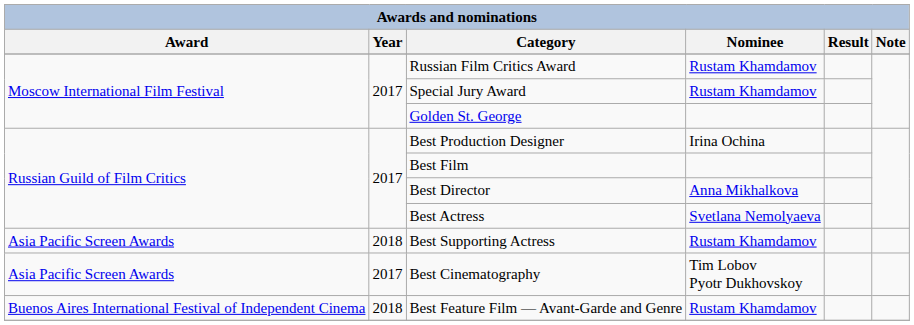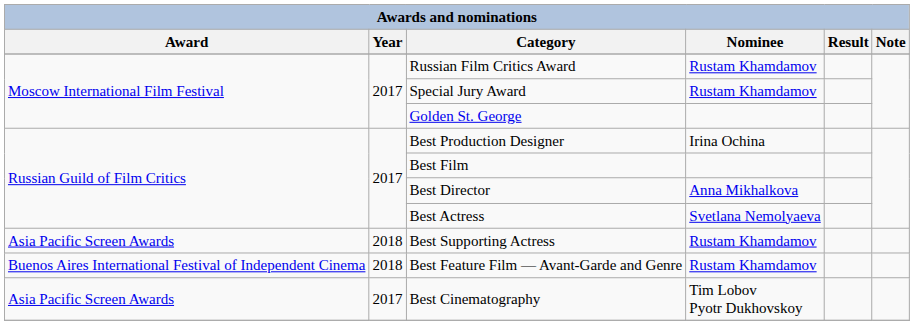rows swapped: (475, 274) <-> (546, 307)
